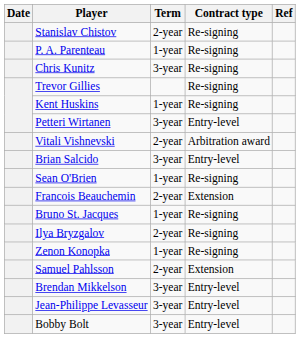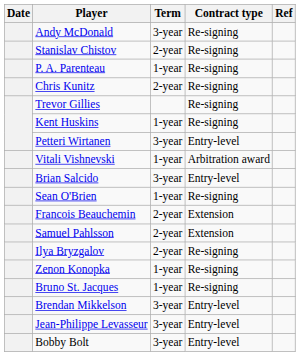+ row: (74, 31)
(168, 68) 3-year -> (168, 86) 2-year
(168, 141) 2-year -> (168, 159) 1-year
rows swapped: (77, 214) <-> (75, 269)
